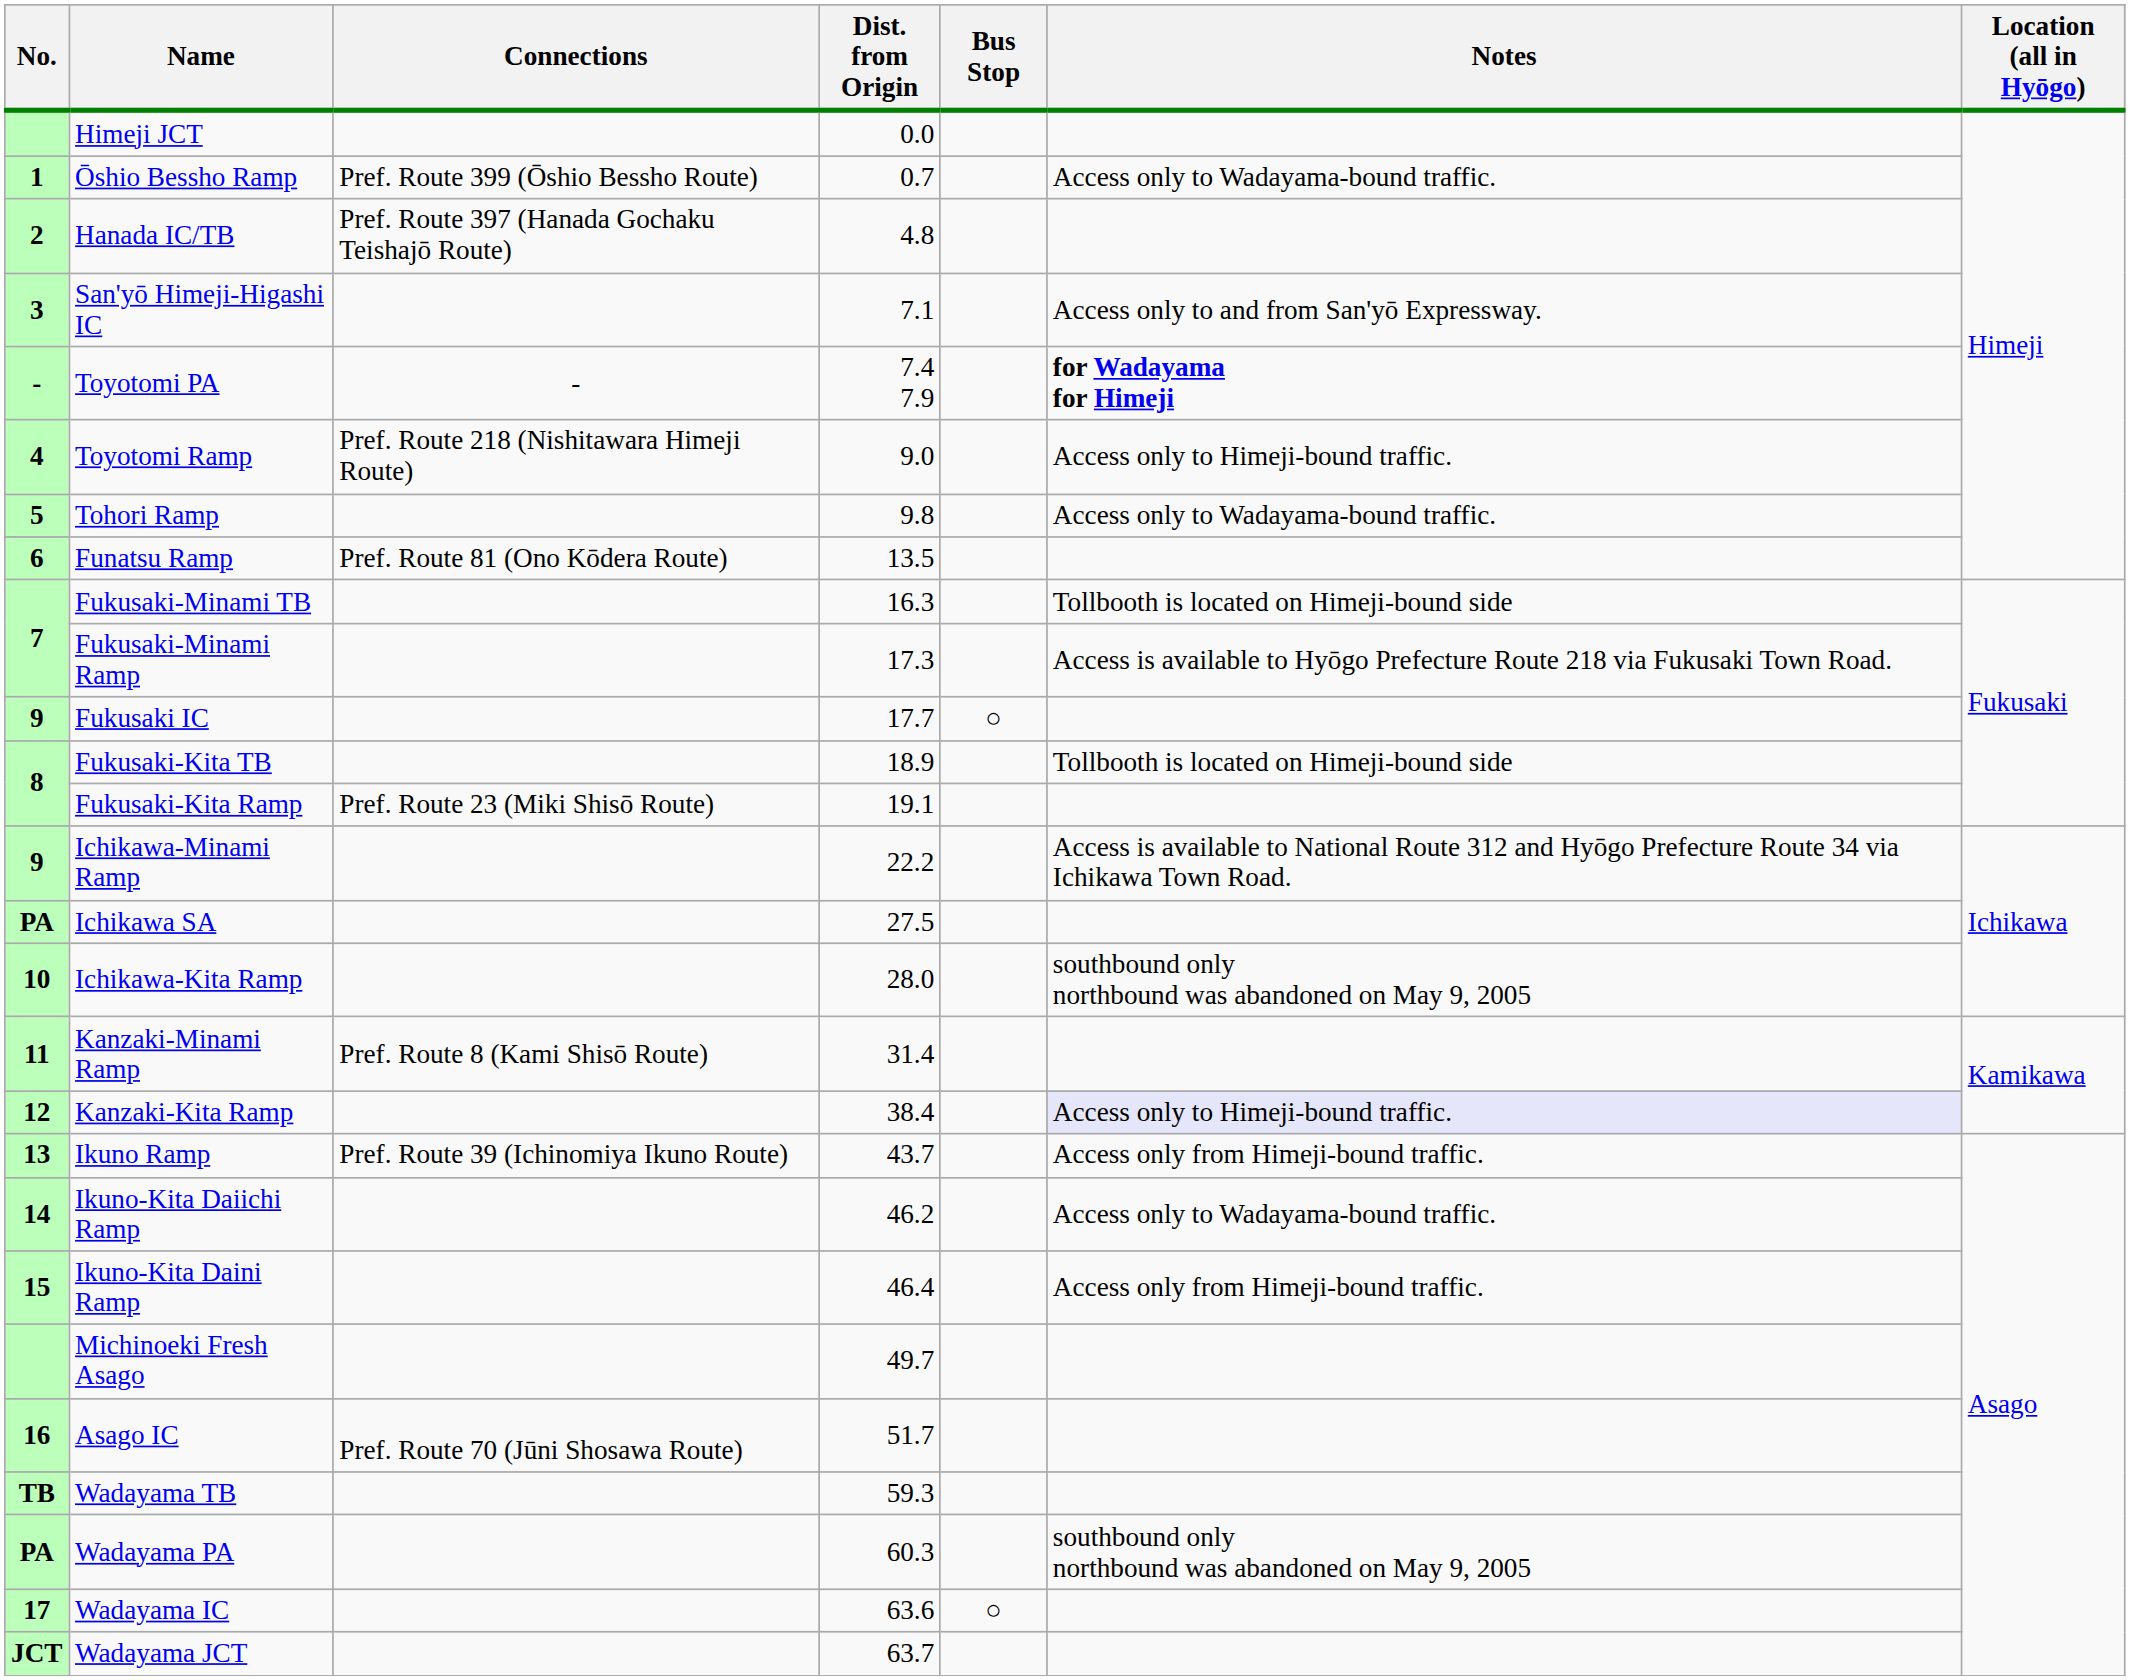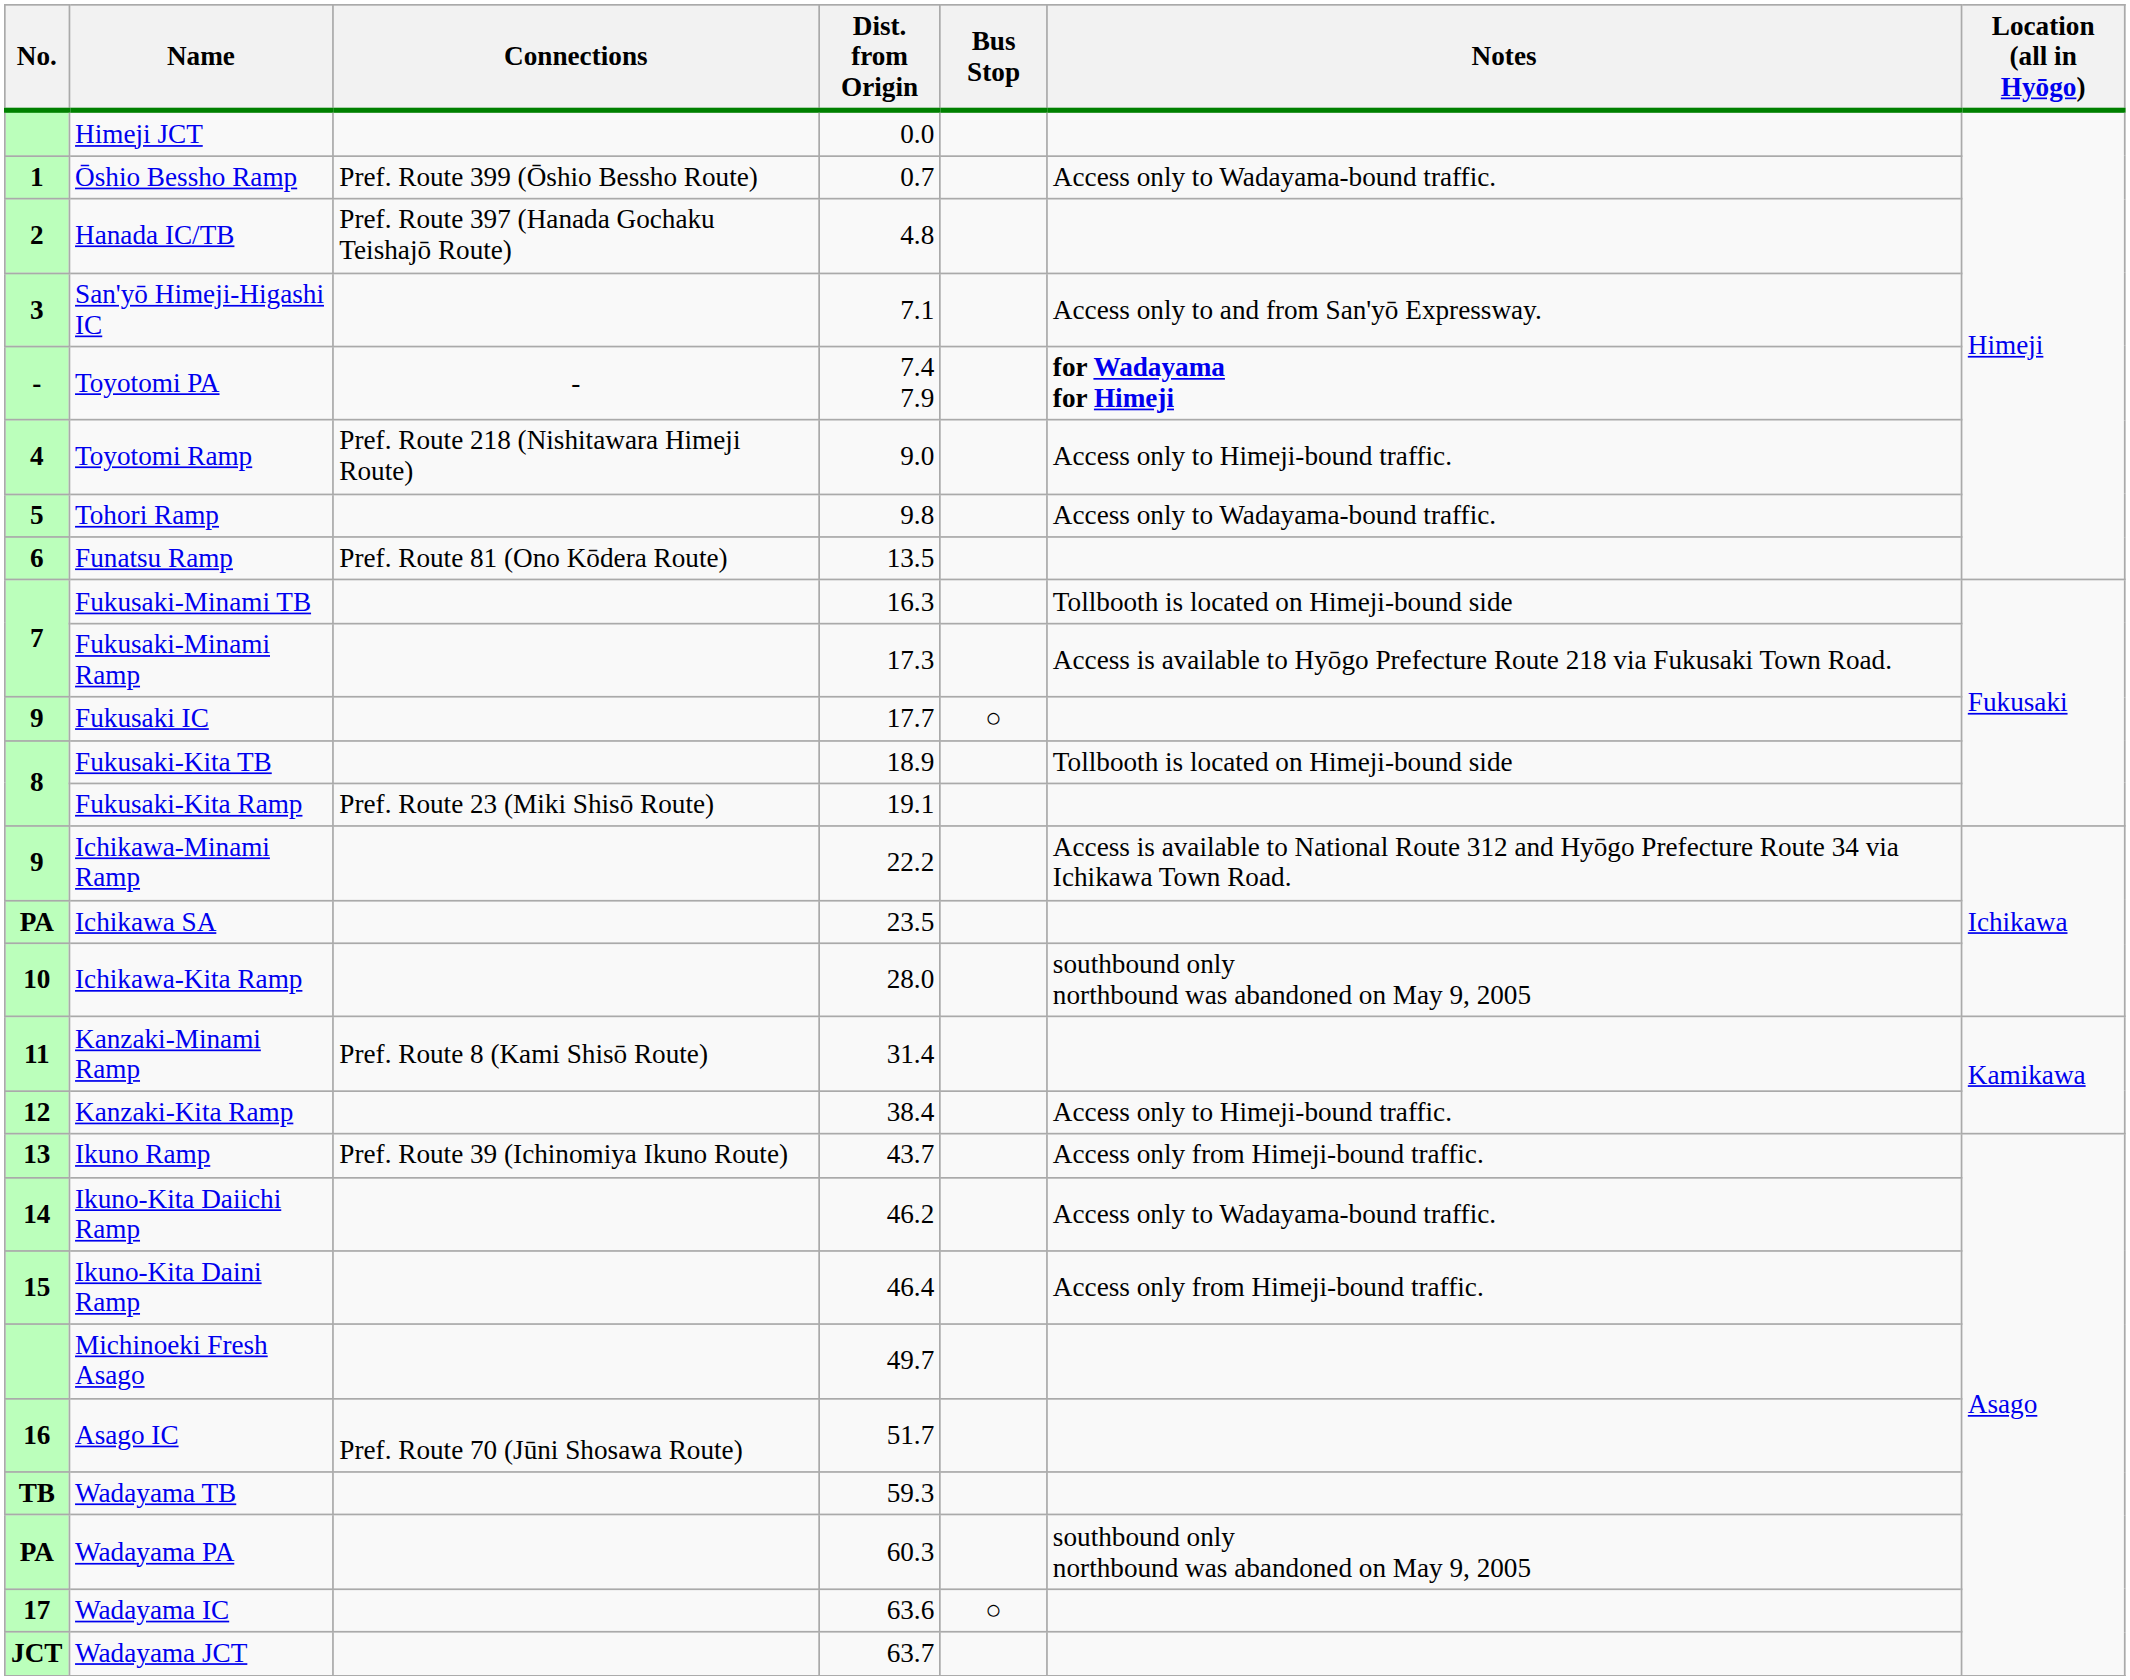(910, 921) 27.5 -> (910, 921) 23.5
(1252, 1111) lavender background -> (1252, 1111) no background
